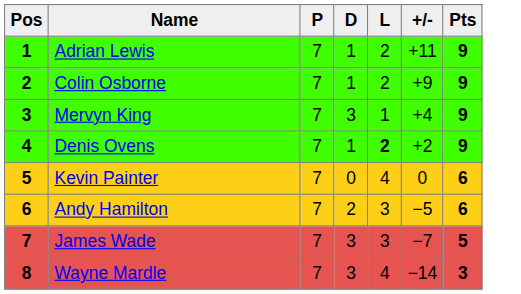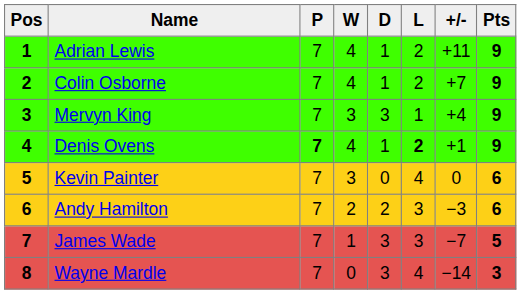+ column: (351, 20)
(422, 83) +9 -> (456, 83) +7
(317, 146) normal -> (317, 146) bold
(422, 146) +2 -> (456, 146) +1
(422, 209) −5 -> (456, 209) −3
